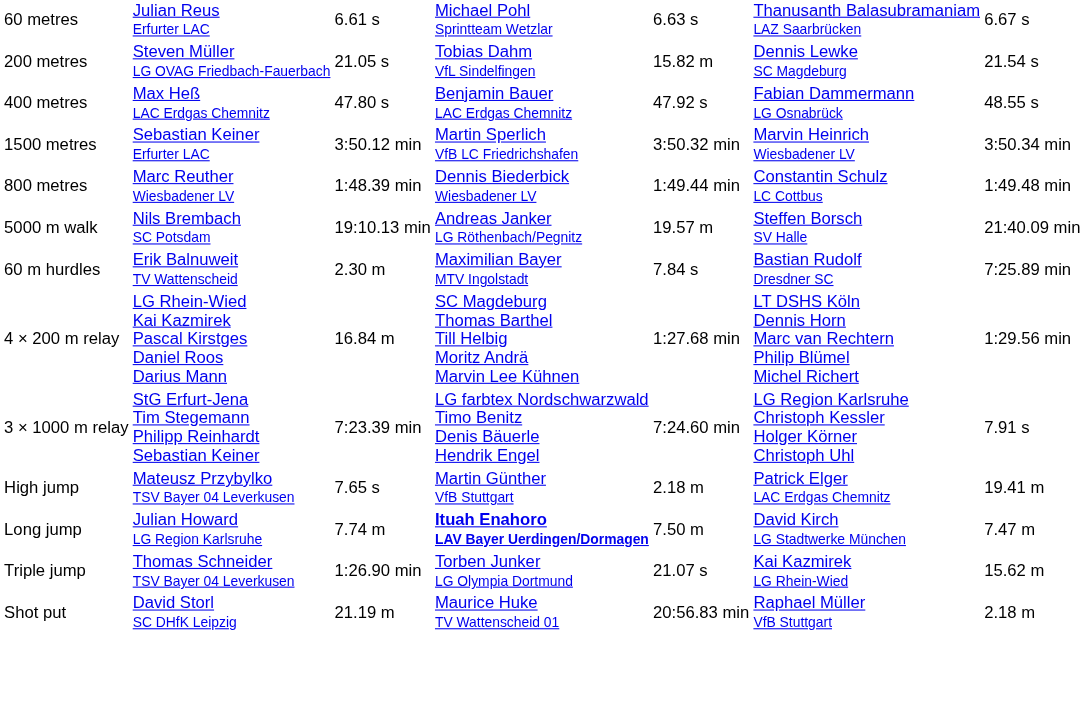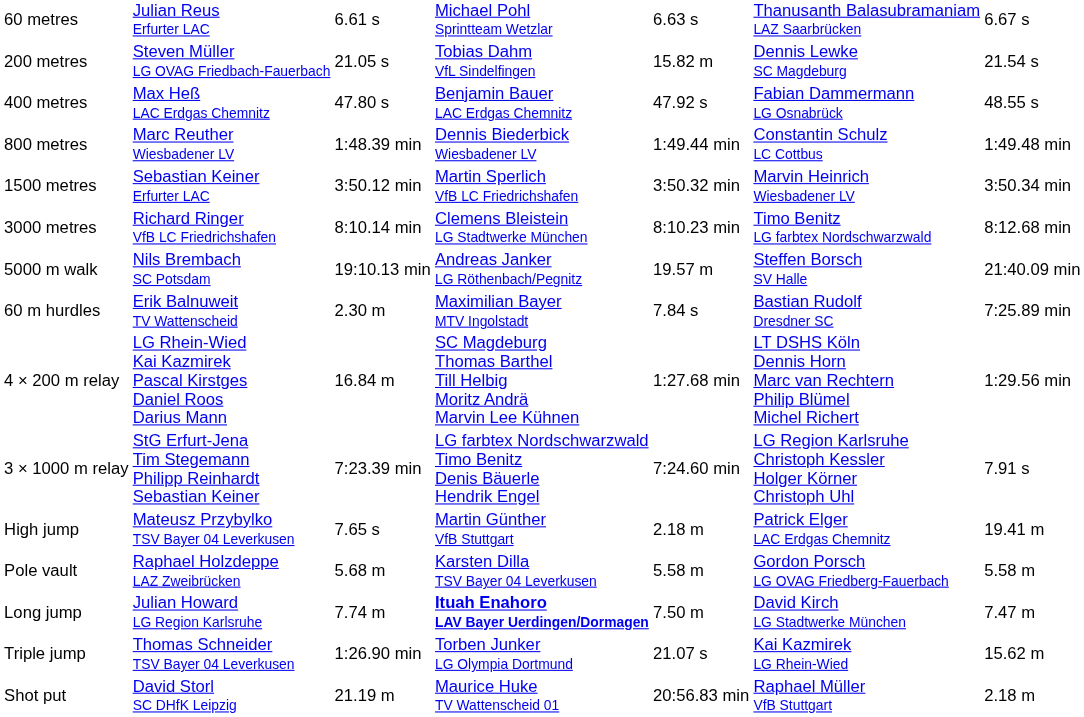rows swapped: (46, 186) <-> (50, 144)
+ row: (50, 227)
+ row: (41, 571)
